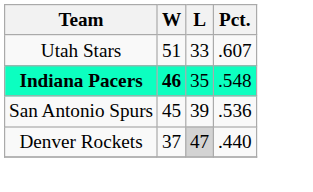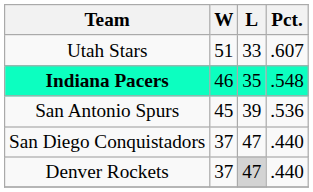(171, 80) bold -> (224, 80) normal
+ row: (107, 141)
